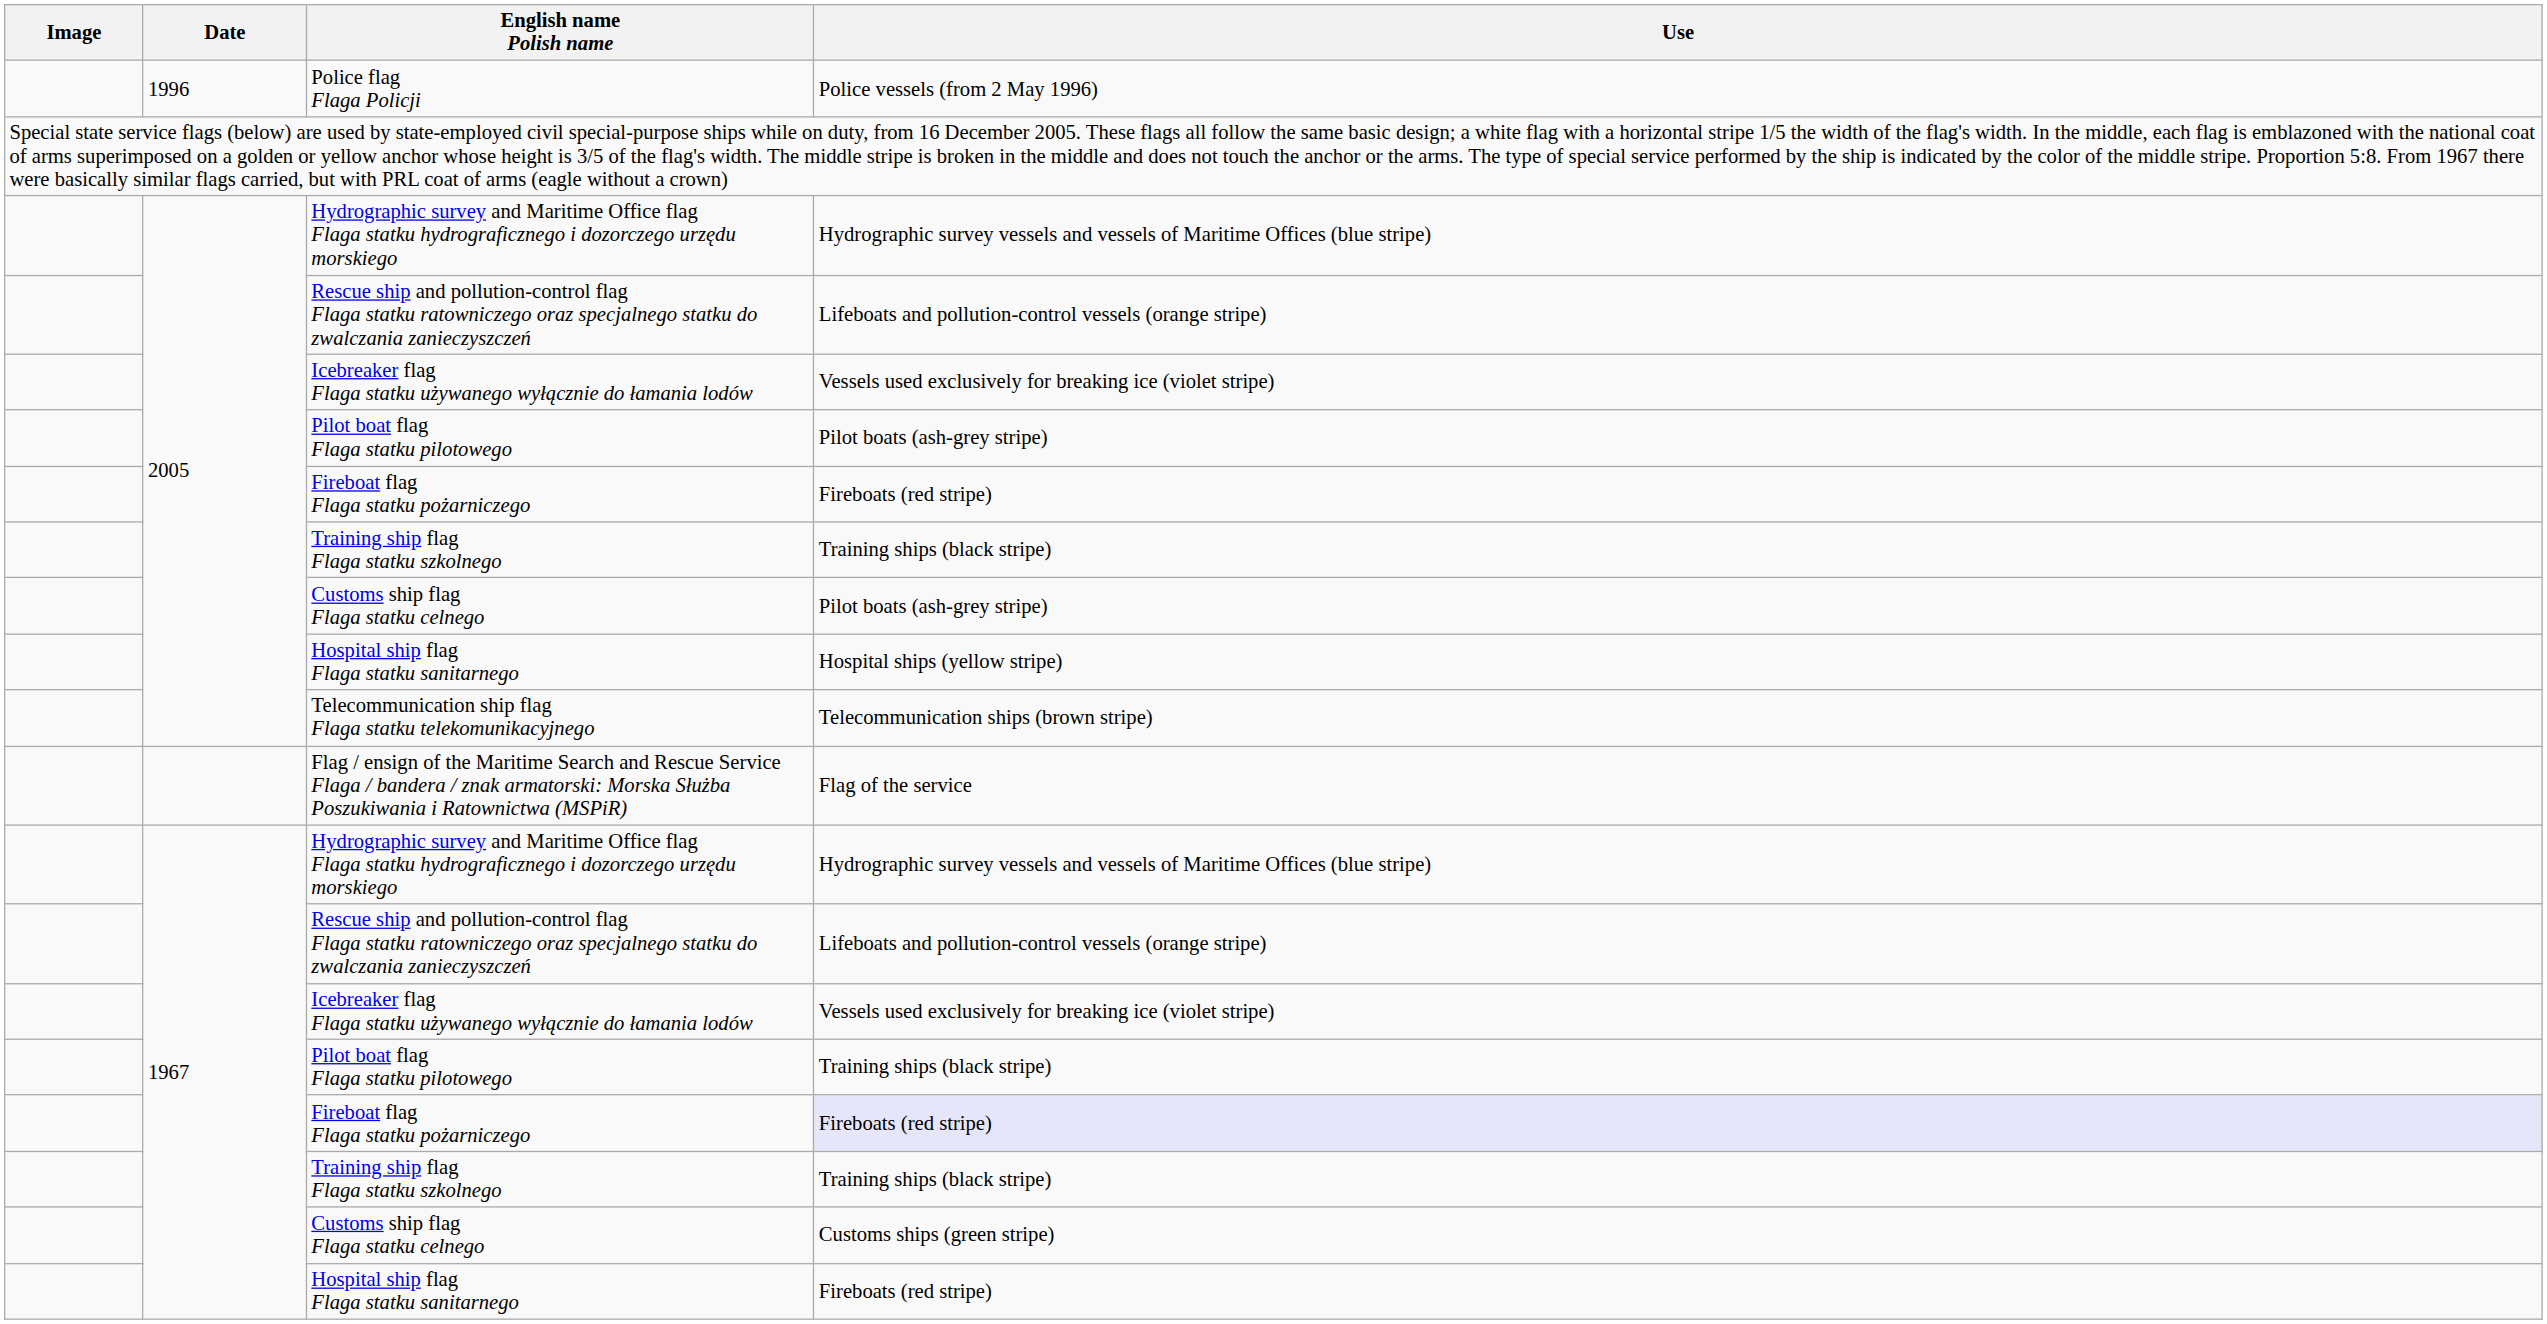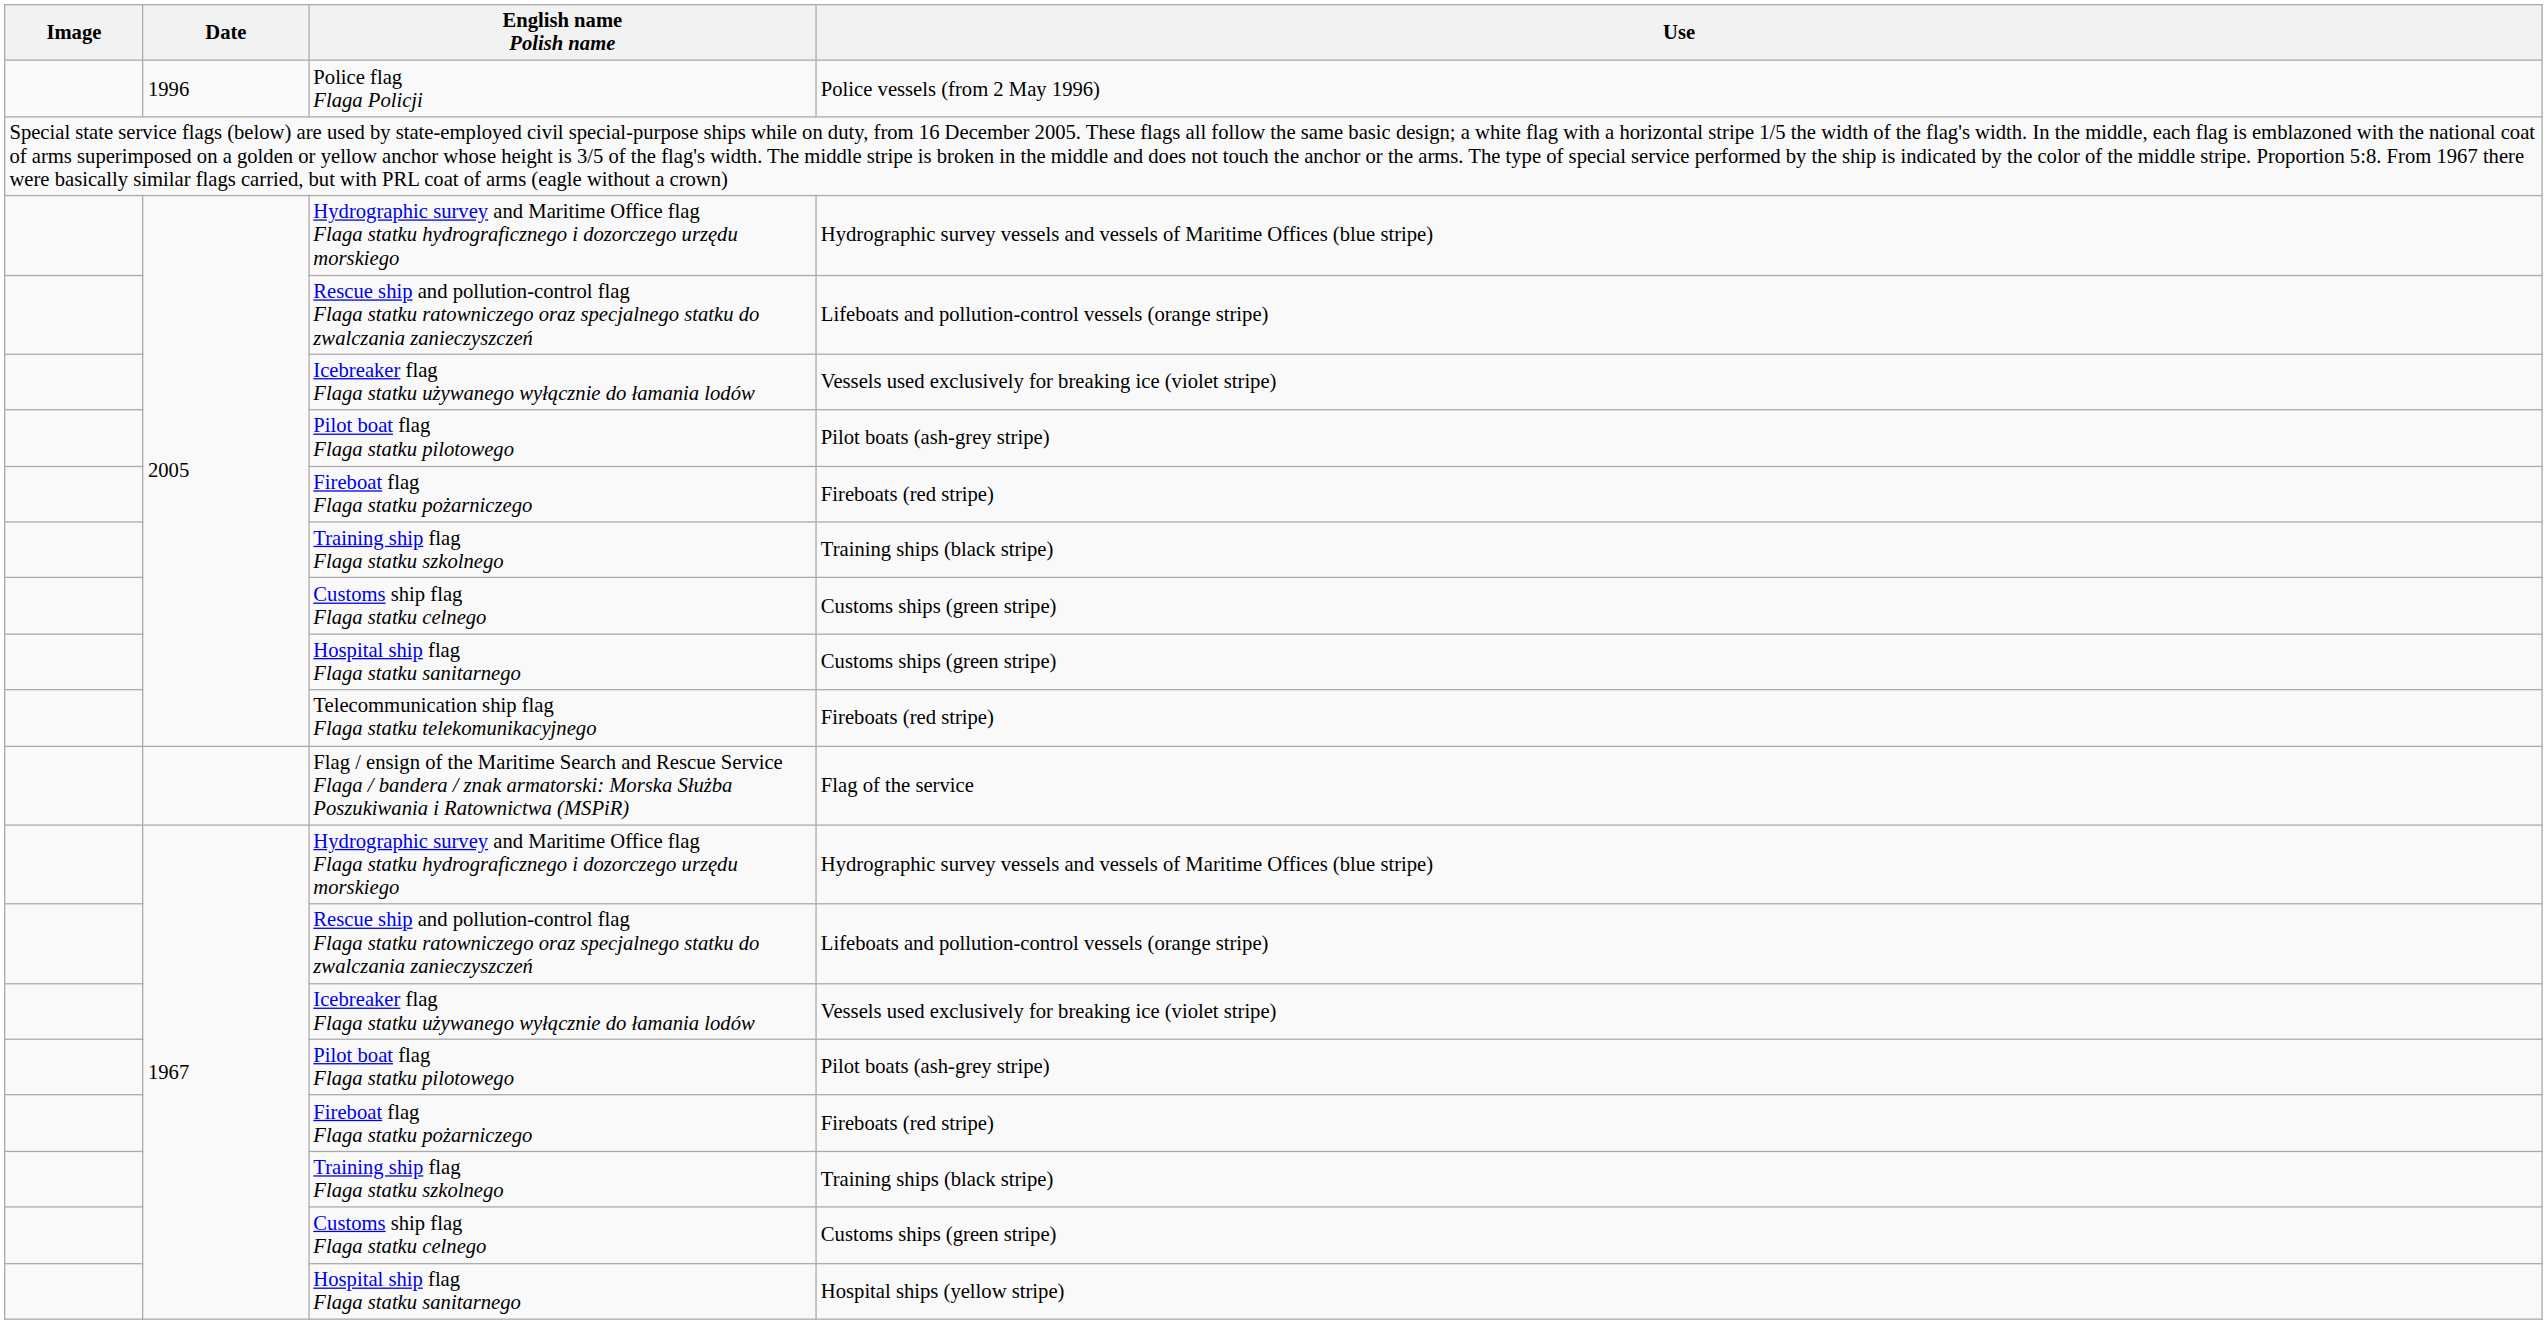(933, 605) Pilot boats (ash-grey stripe) -> (939, 605) Customs ships (green stripe)
(941, 661) Hospital ships (yellow stripe) -> (939, 661) Customs ships (green stripe)
(986, 717) Telecommunication ships (brown stripe) -> (907, 717) Fireboats (red stripe)
(935, 1067) Training ships (black stripe) -> (935, 1067) Pilot boats (ash-grey stripe)
(905, 1123) lavender background -> (907, 1123) no background
(905, 1290) Fireboats (red stripe) -> (943, 1290) Hospital ships (yellow stripe)
